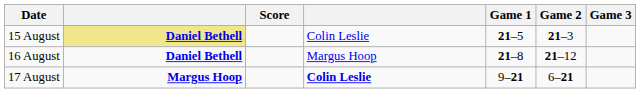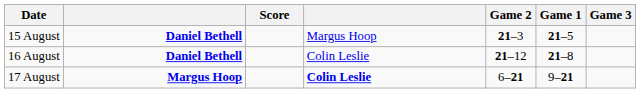columns swapped: (511, 15) <-> (561, 15)
(204, 36) khaki background -> (204, 36) no background
(338, 36) Colin Leslie -> (342, 36) Margus Hoop
(342, 57) Margus Hoop -> (338, 57) Colin Leslie
